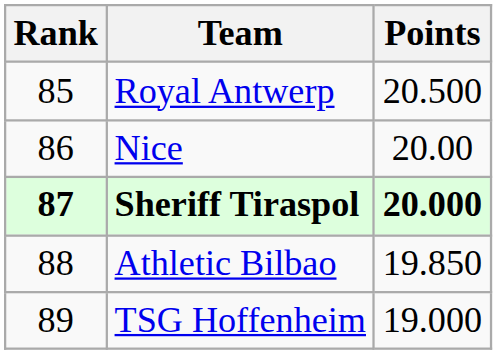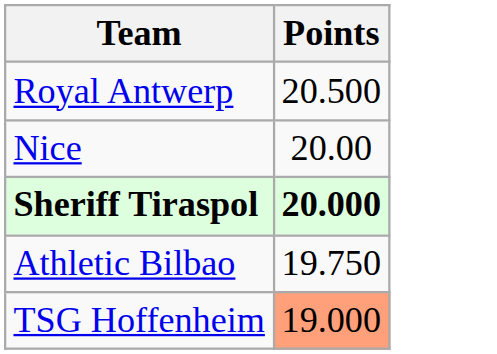- column: (56, 33)
(432, 262) 19.850 -> (331, 262) 19.750
(432, 319) no background -> (331, 319) lightsalmon background
